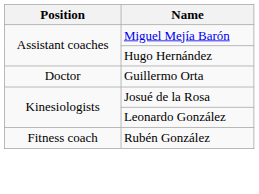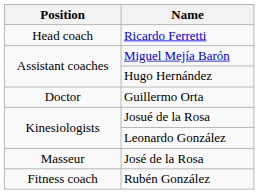+ row: (165, 35)
+ row: (164, 158)
